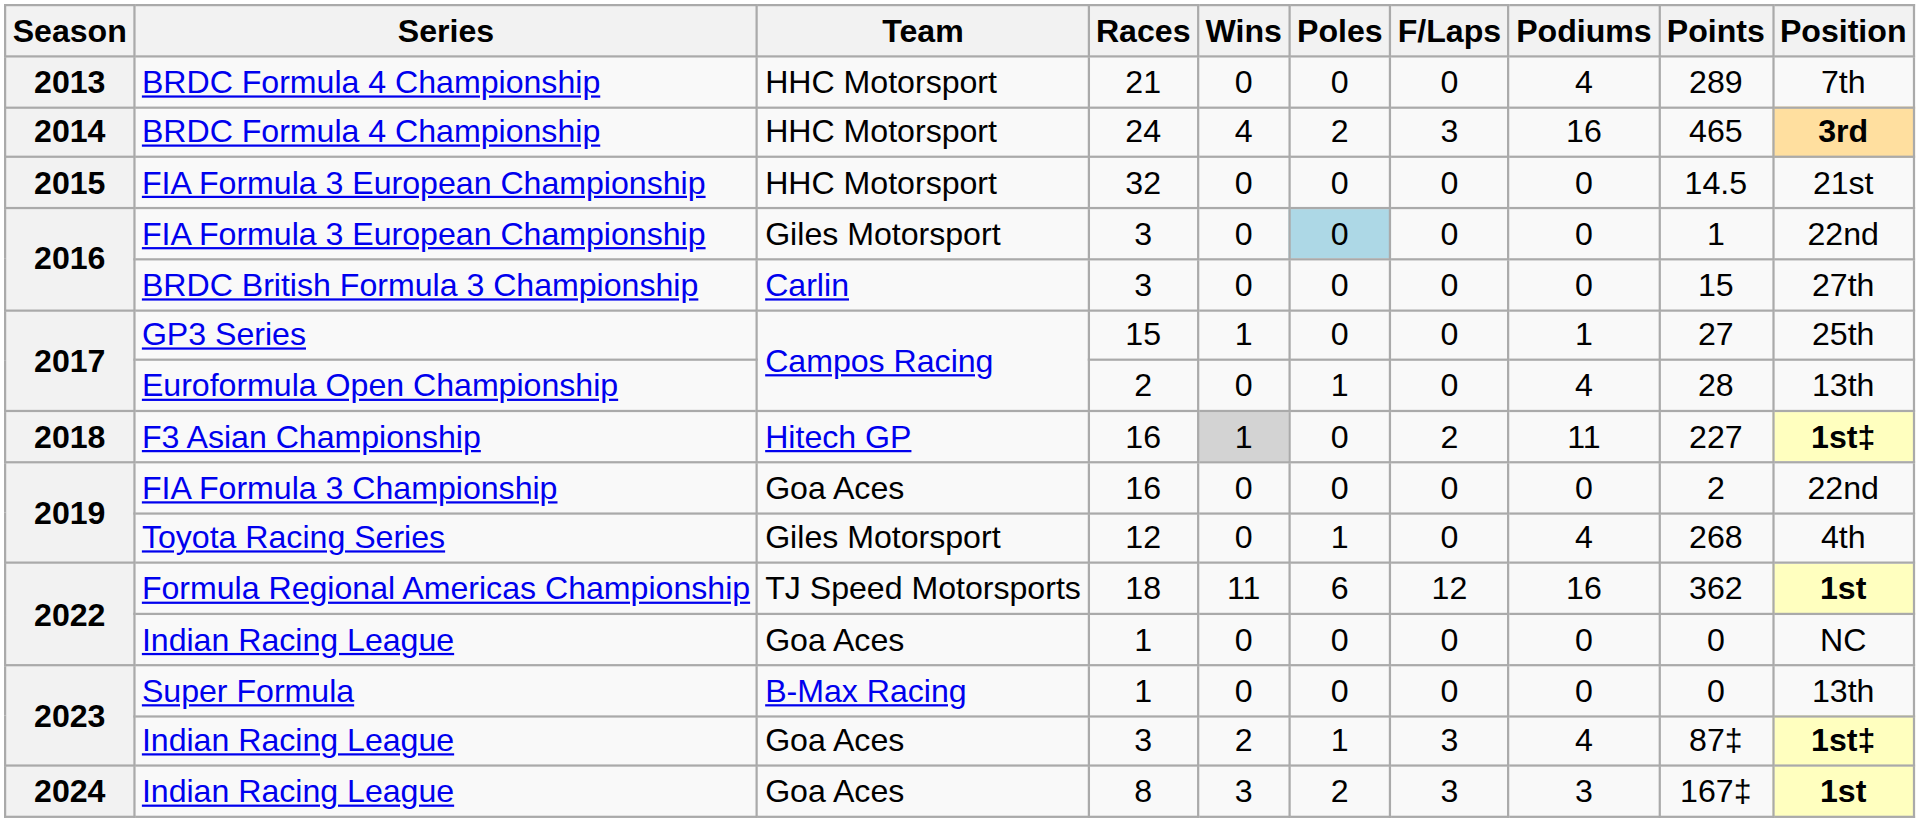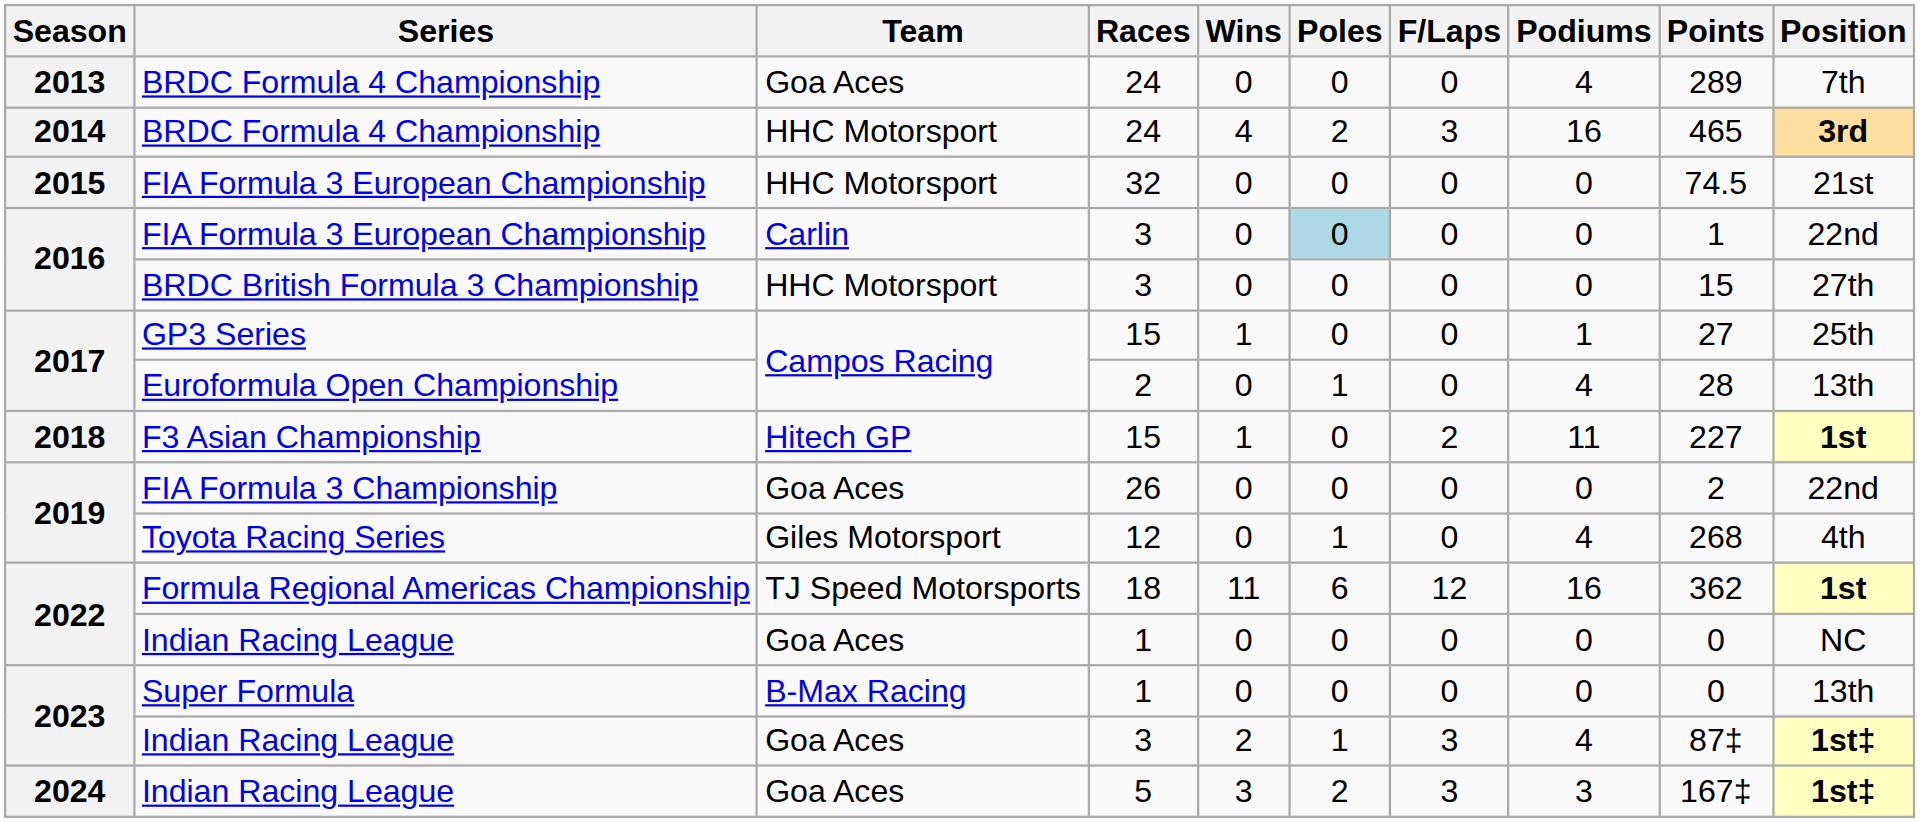(881, 82) HHC Motorsport -> (835, 82) Goa Aces
(1143, 82) 21 -> (1143, 82) 24
(1716, 183) 14.5 -> (1716, 183) 74.5
(883, 234) Giles Motorsport -> (807, 234) Carlin
(807, 285) Carlin -> (881, 285) HHC Motorsport
(1143, 437) 16 -> (1143, 437) 15
(1244, 437) lightgrey background -> (1244, 437) no background
(1843, 437) 1st‡ -> (1843, 437) 1st
(1143, 487) 16 -> (1143, 487) 26
(1143, 792) 8 -> (1143, 792) 5
(1843, 792) 1st -> (1843, 792) 1st‡
